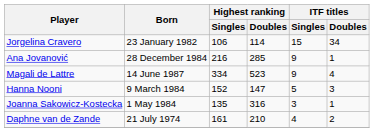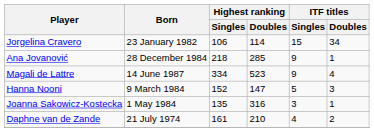(219, 57) 216 -> (219, 57) 218
